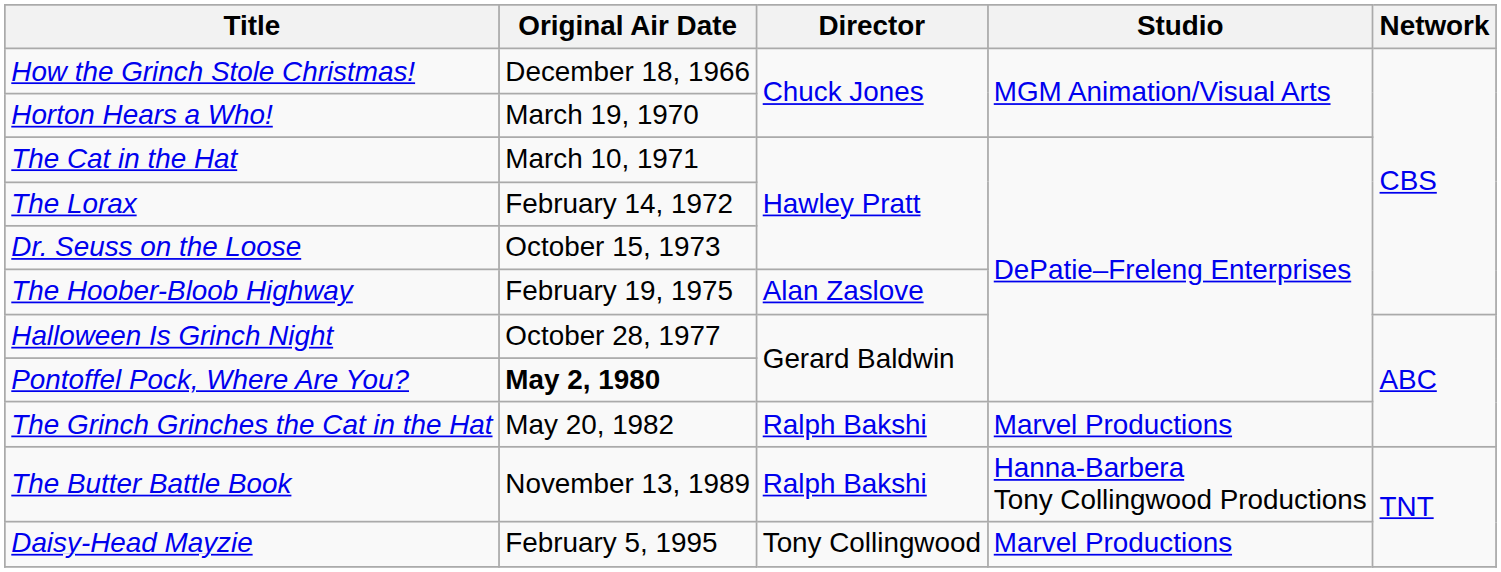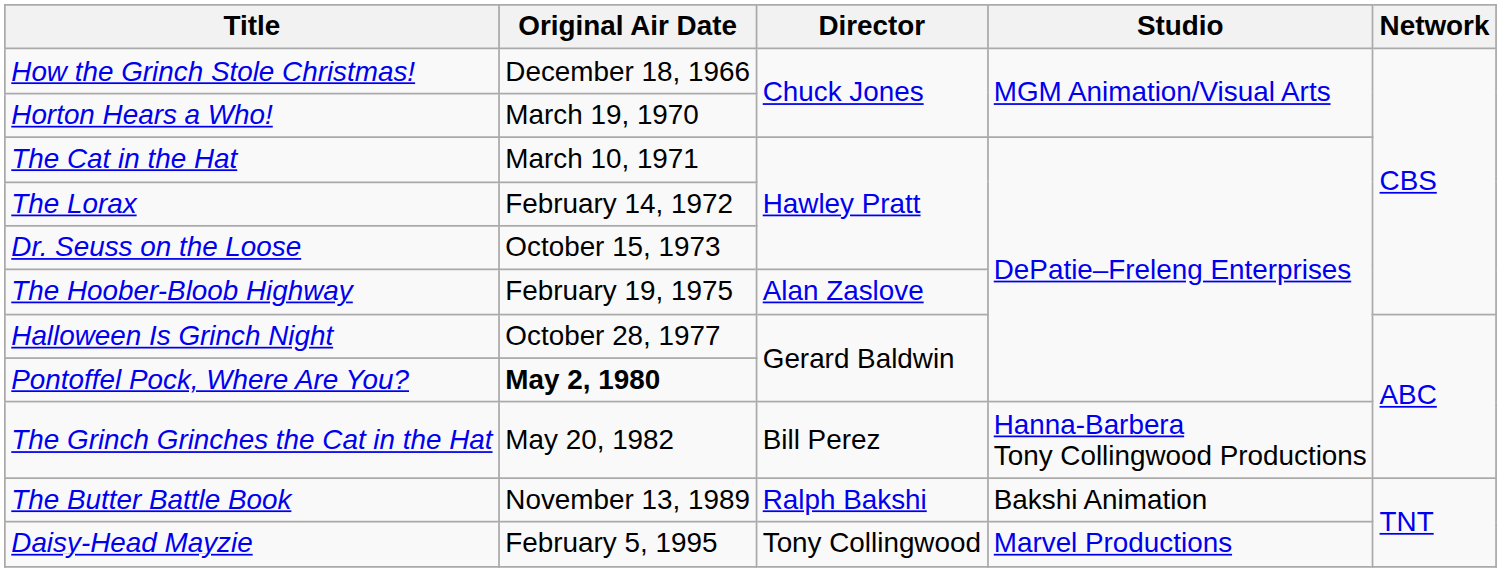(845, 423) Ralph Bakshi -> (822, 439) Bill Perez
(1113, 423) Marvel Productions -> (1180, 439) Hanna-Barbera Tony Collingwood Productions
(1180, 483) Hanna-Barbera Tony Collingwood Productions -> (1101, 499) Bakshi Animation
